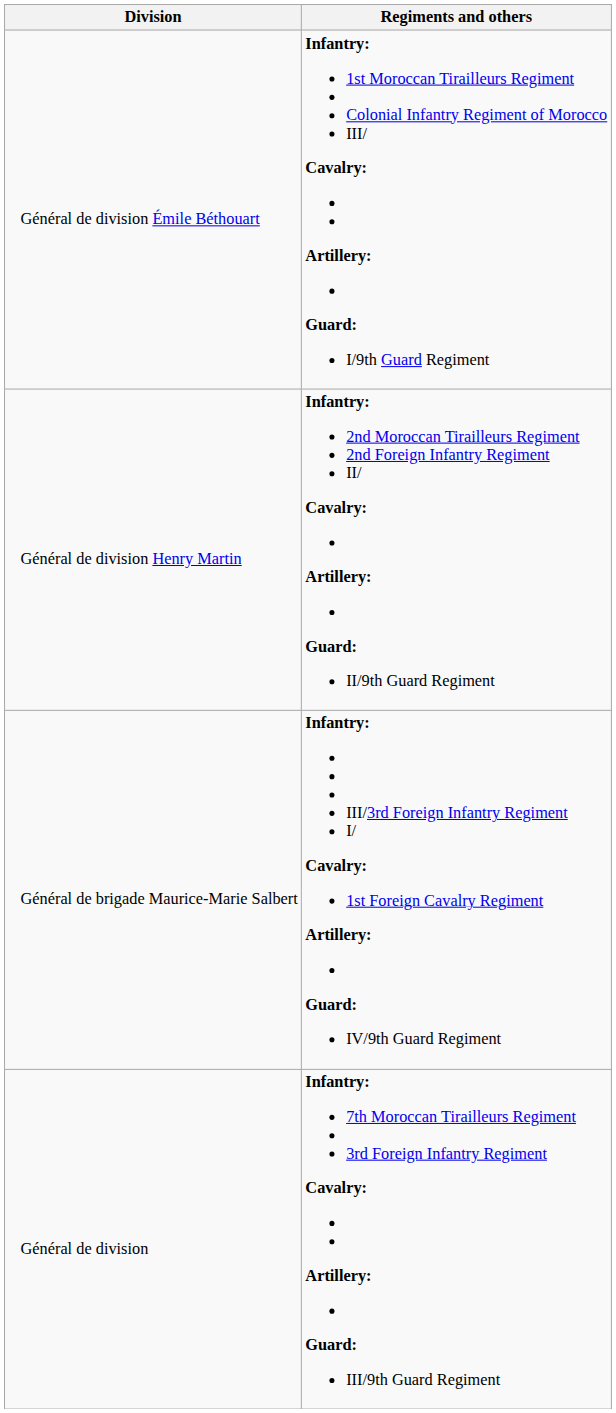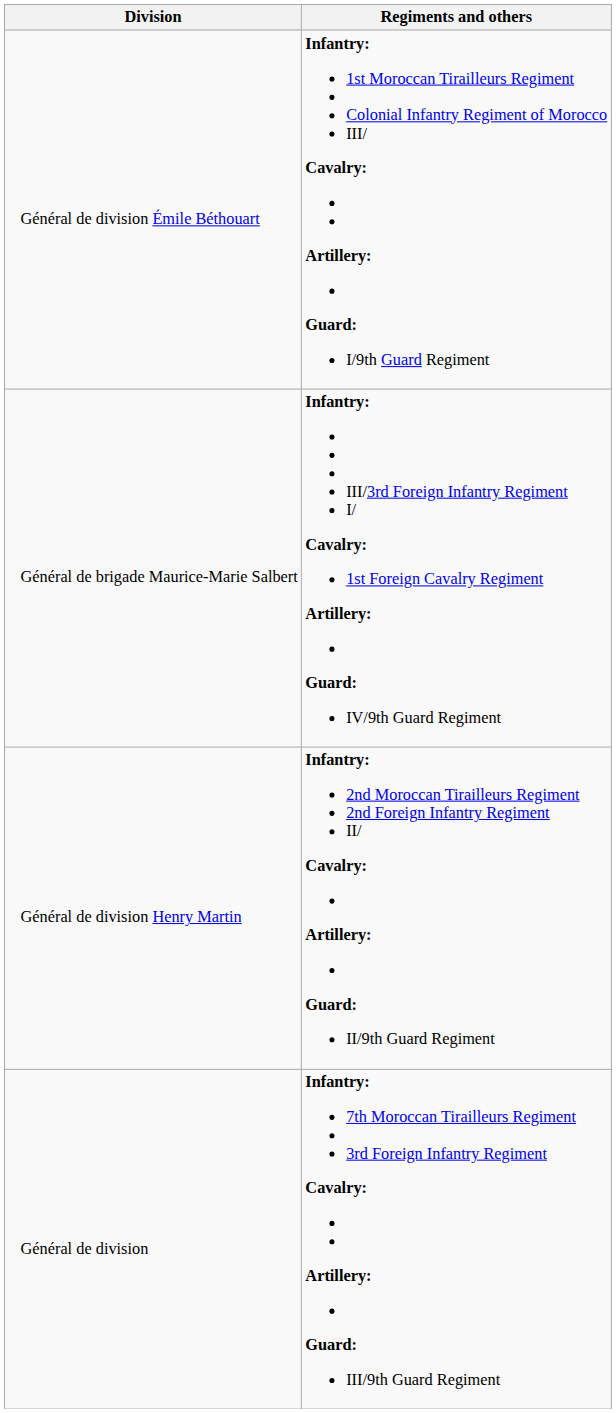rows swapped: (153, 898) <-> (125, 558)
